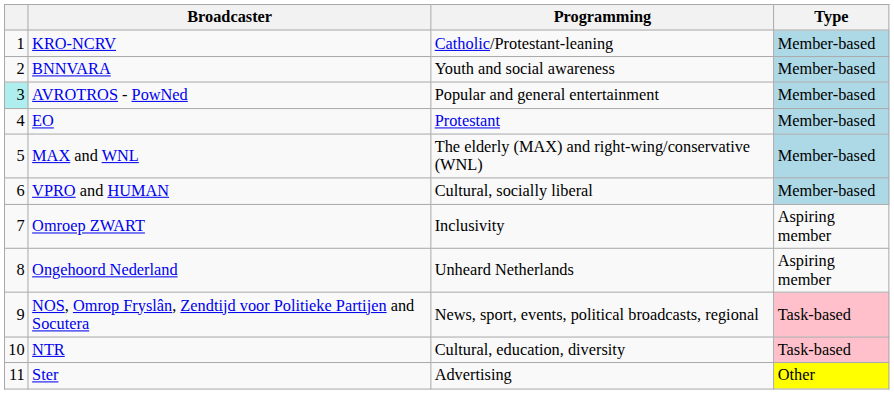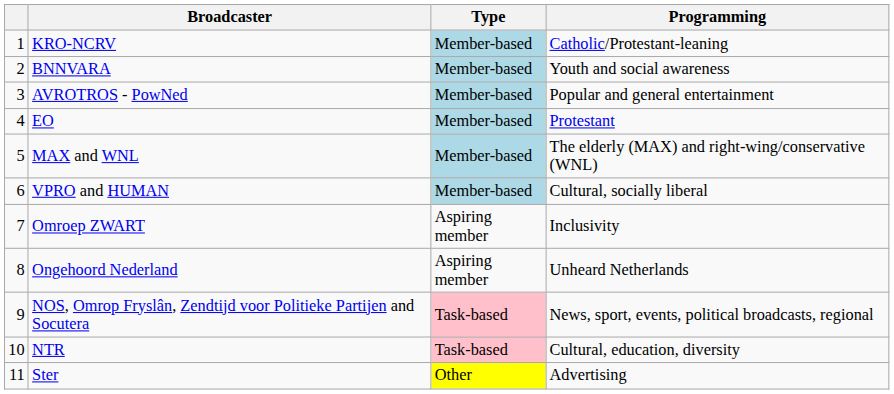columns swapped: (831, 17) <-> (602, 17)
(21, 95) paleturquoise background -> (21, 95) no background
